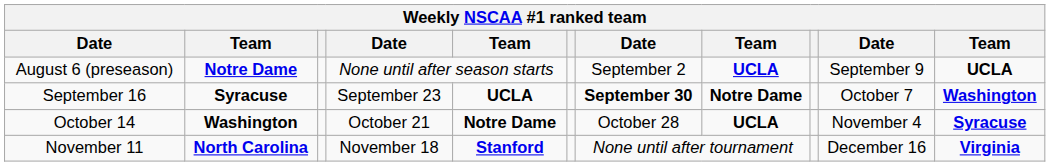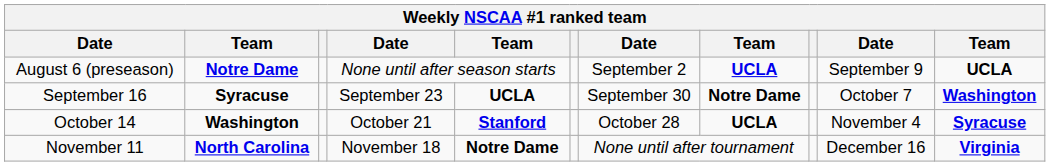(638, 95) bold -> (639, 95) normal
(510, 122) Notre Dame -> (512, 122) Stanford
(510, 148) Stanford -> (512, 148) Notre Dame
